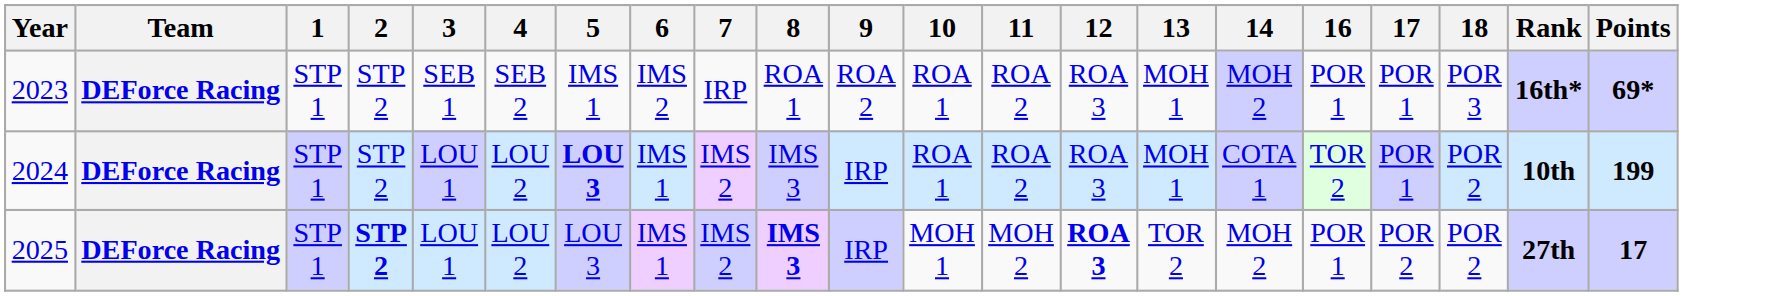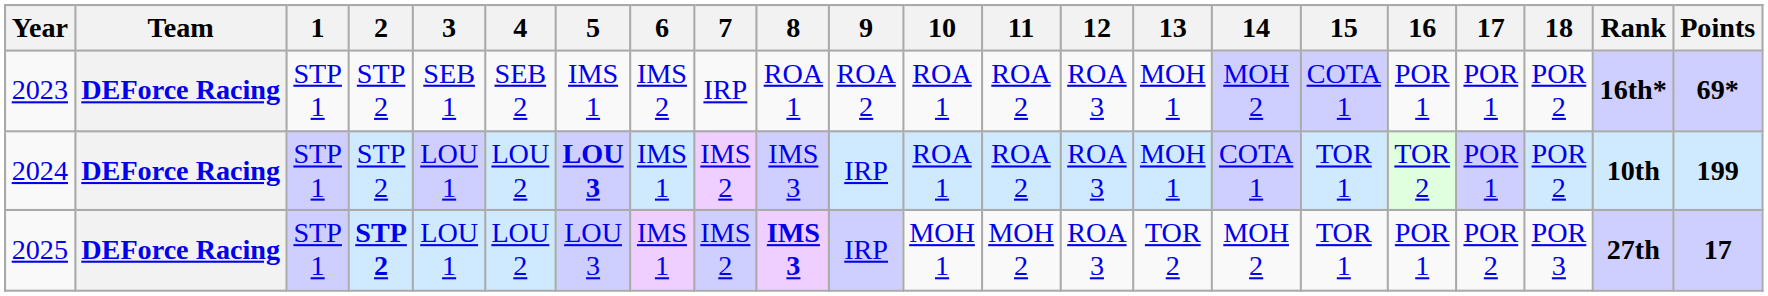+ column: (1344, 27)
(1474, 90) POR 3 -> (1559, 90) POR 2
(1098, 249) bold -> (1097, 249) normal
(1474, 249) POR 2 -> (1559, 249) POR 3
